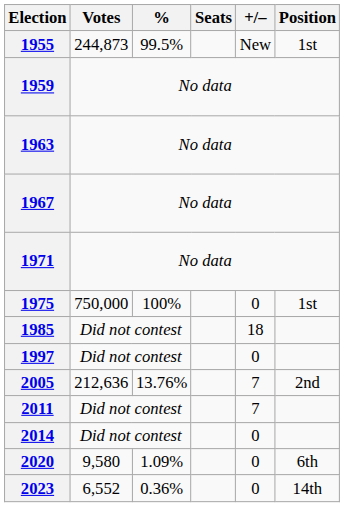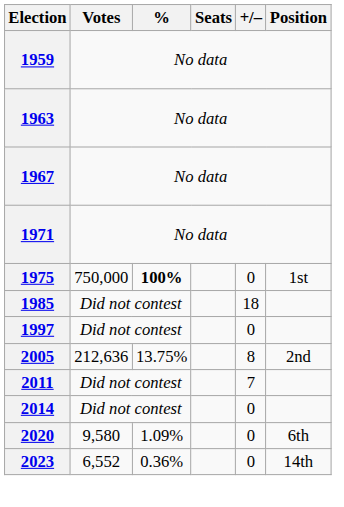- row: (37, 44)
(162, 303) normal -> (162, 277) bold
(162, 382) 13.76% -> (162, 356) 13.75%
(255, 382) 7 -> (251, 356) 8
